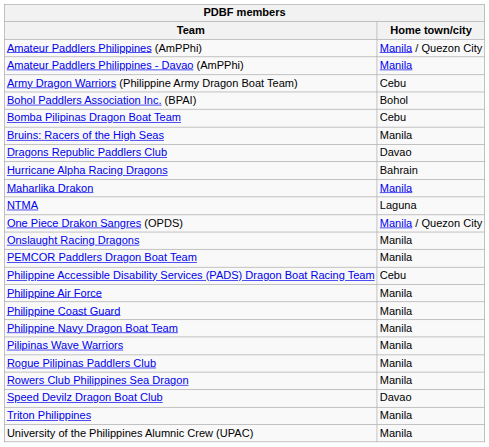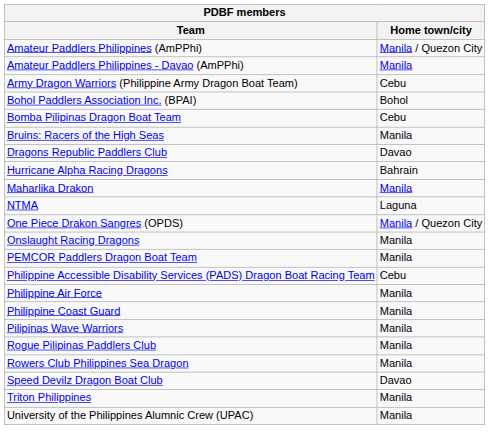- row: (92, 328)
